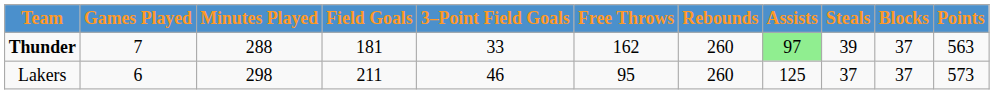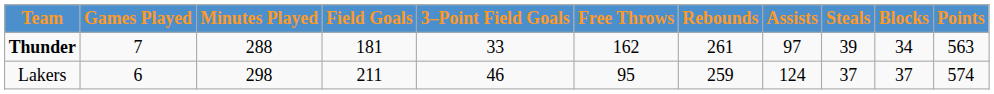(720, 46) 260 -> (720, 46) 261
(792, 46) lightgreen background -> (792, 46) no background
(904, 46) 37 -> (904, 46) 34
(720, 74) 260 -> (720, 74) 259
(792, 74) 125 -> (792, 74) 124
(961, 74) 573 -> (961, 74) 574
